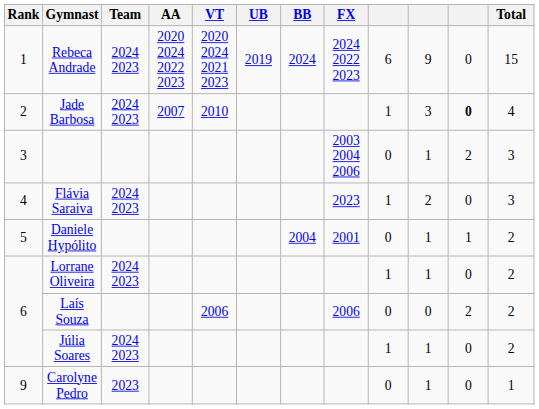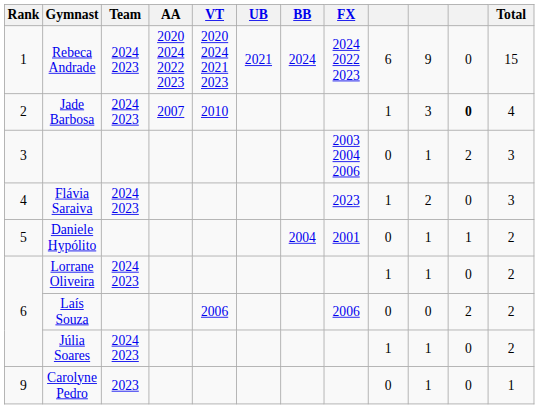(258, 59) 2019 -> (258, 59) 2021
